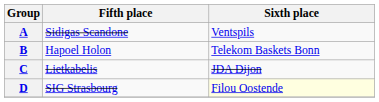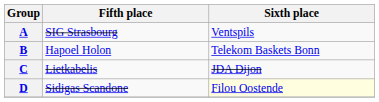(87, 32) Sidigas Scandone -> (81, 32) SIG Strasbourg
(81, 87) SIG Strasbourg -> (87, 87) Sidigas Scandone
